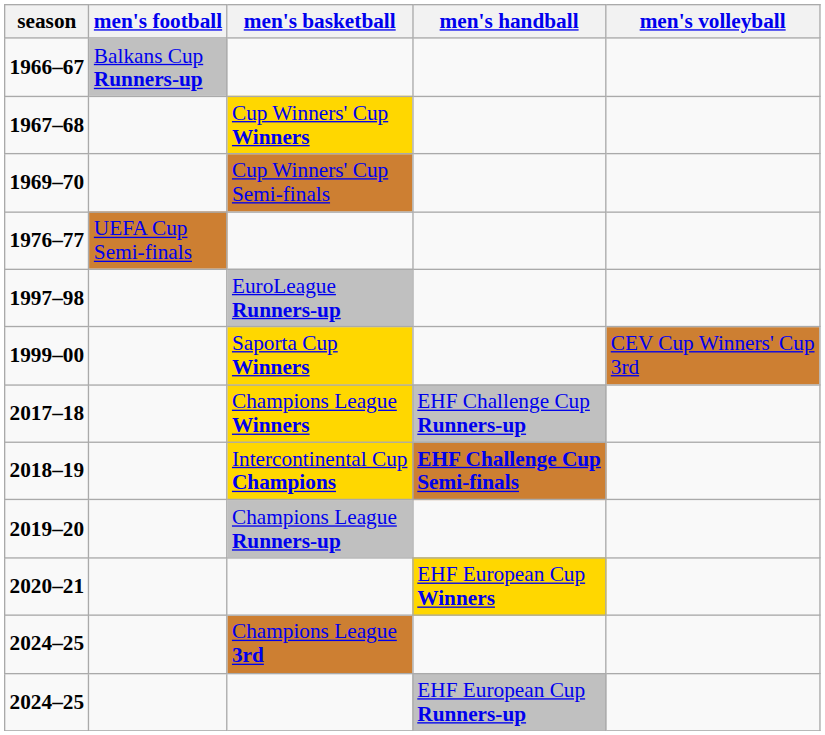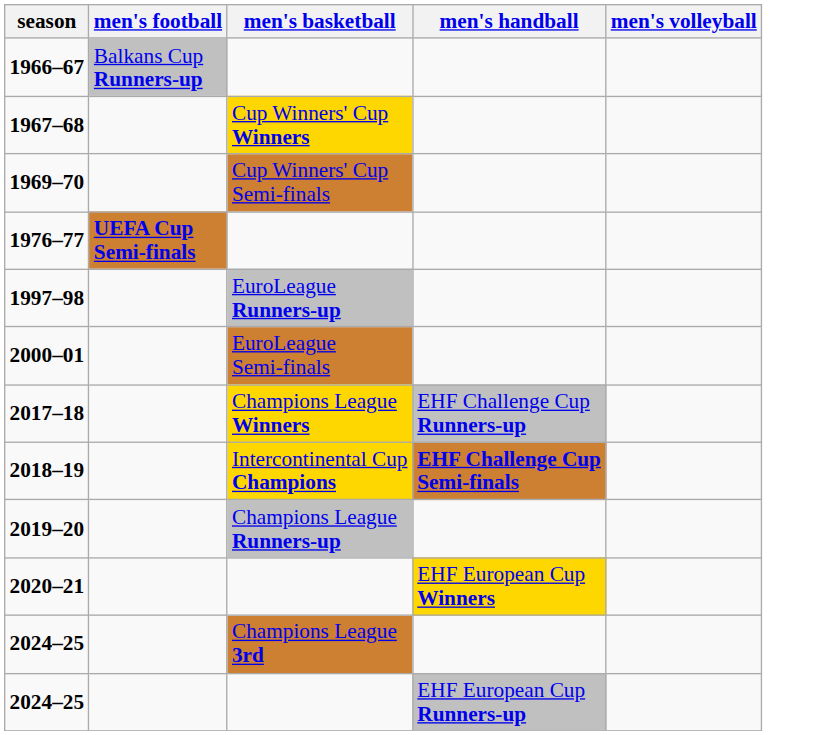(143, 240) normal -> (145, 240) bold
- row: (47, 355)
+ row: (47, 355)
